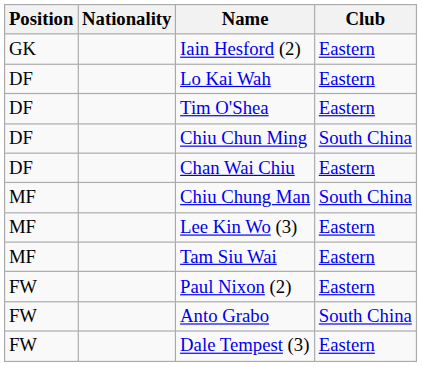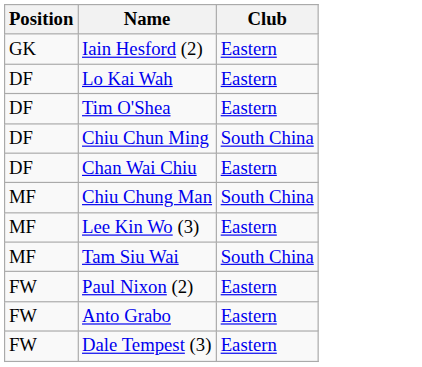- column: (127, 19)
(347, 256) Eastern -> (267, 256) South China
(365, 316) South China -> (249, 316) Eastern
